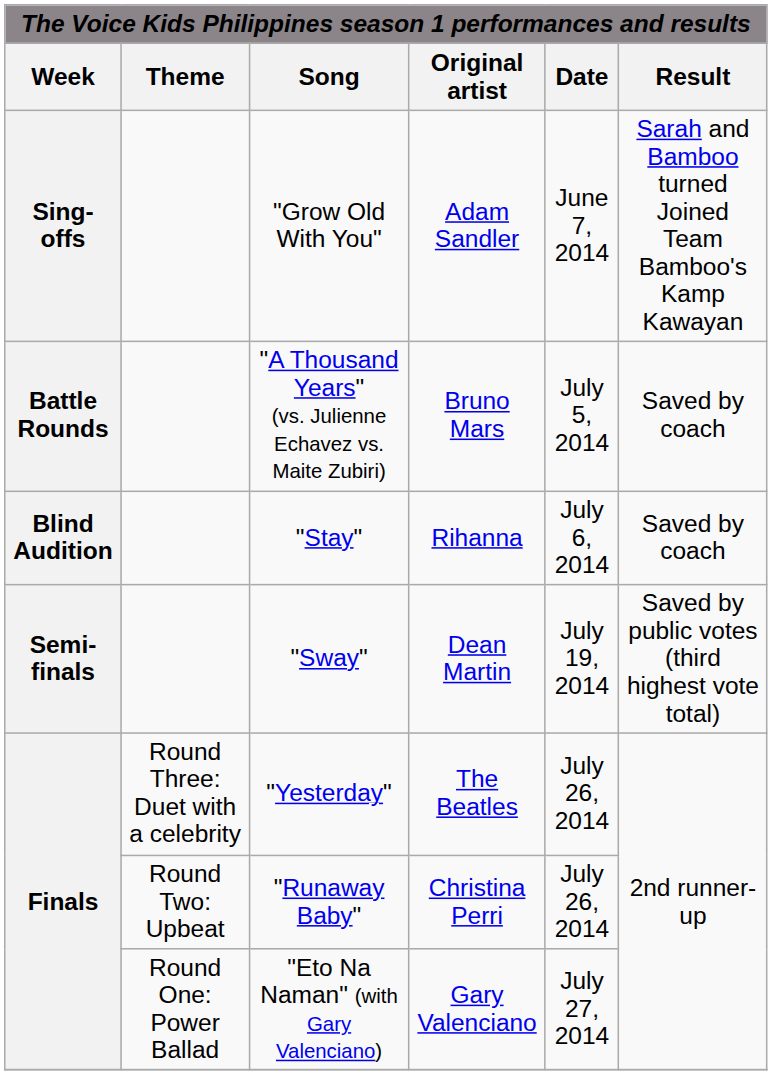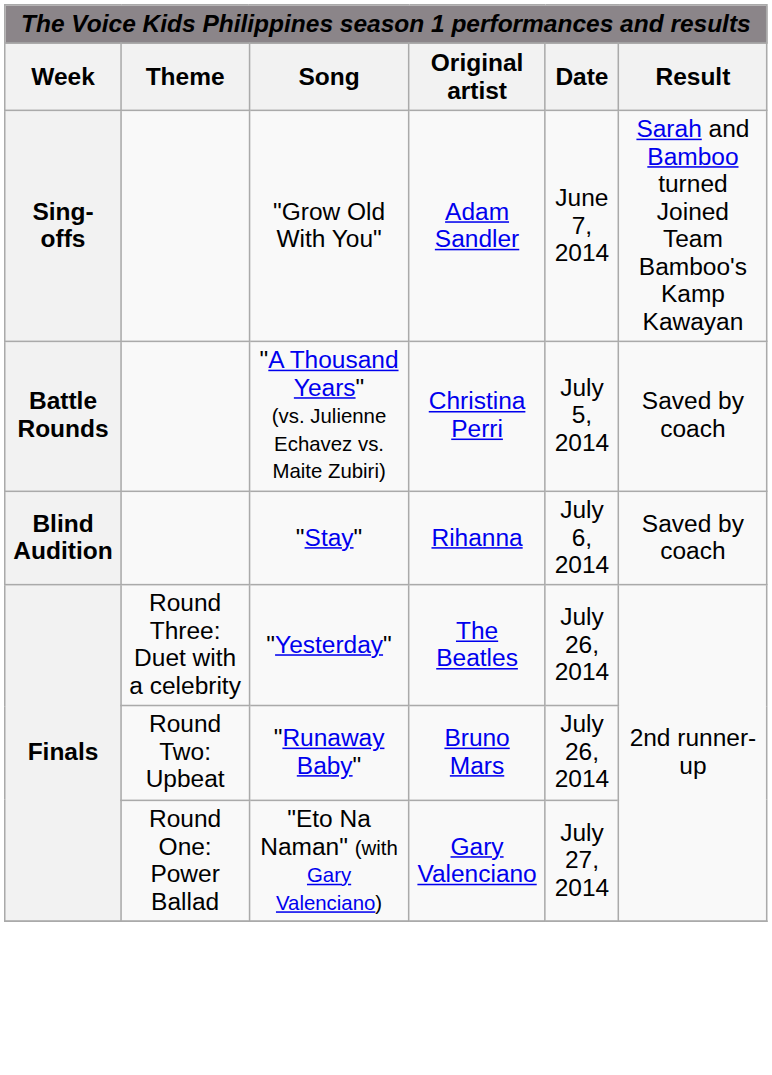(477, 415) Bruno Mars -> (477, 415) Christina Perri
- row: (329, 658)
(477, 901) Christina Perri -> (477, 752) Bruno Mars
